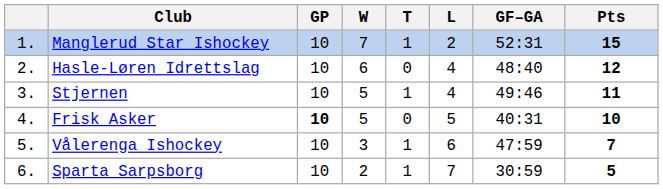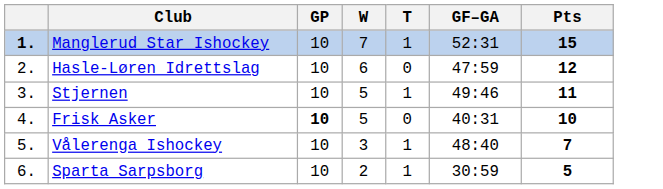- column: (451, 17)
(26, 43) normal -> (26, 43) bold
(519, 69) 48:40 -> (475, 69) 47:59
(519, 146) 47:59 -> (475, 146) 48:40
